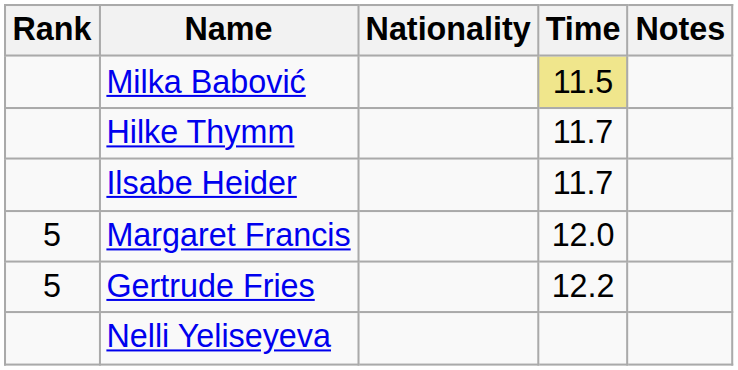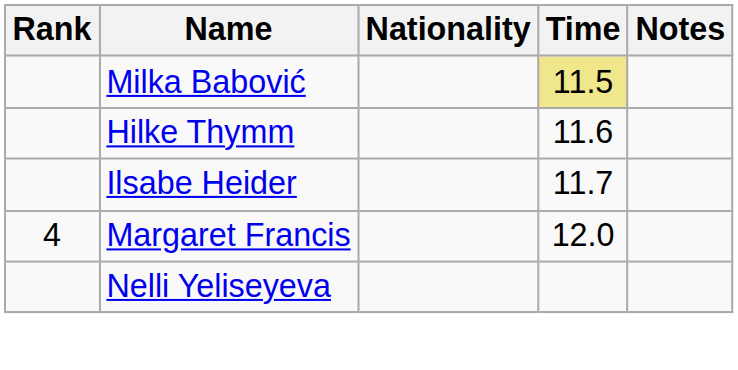(583, 132) 11.7 -> (583, 132) 11.6
(52, 235) 5 -> (52, 235) 4
- row: (211, 286)
